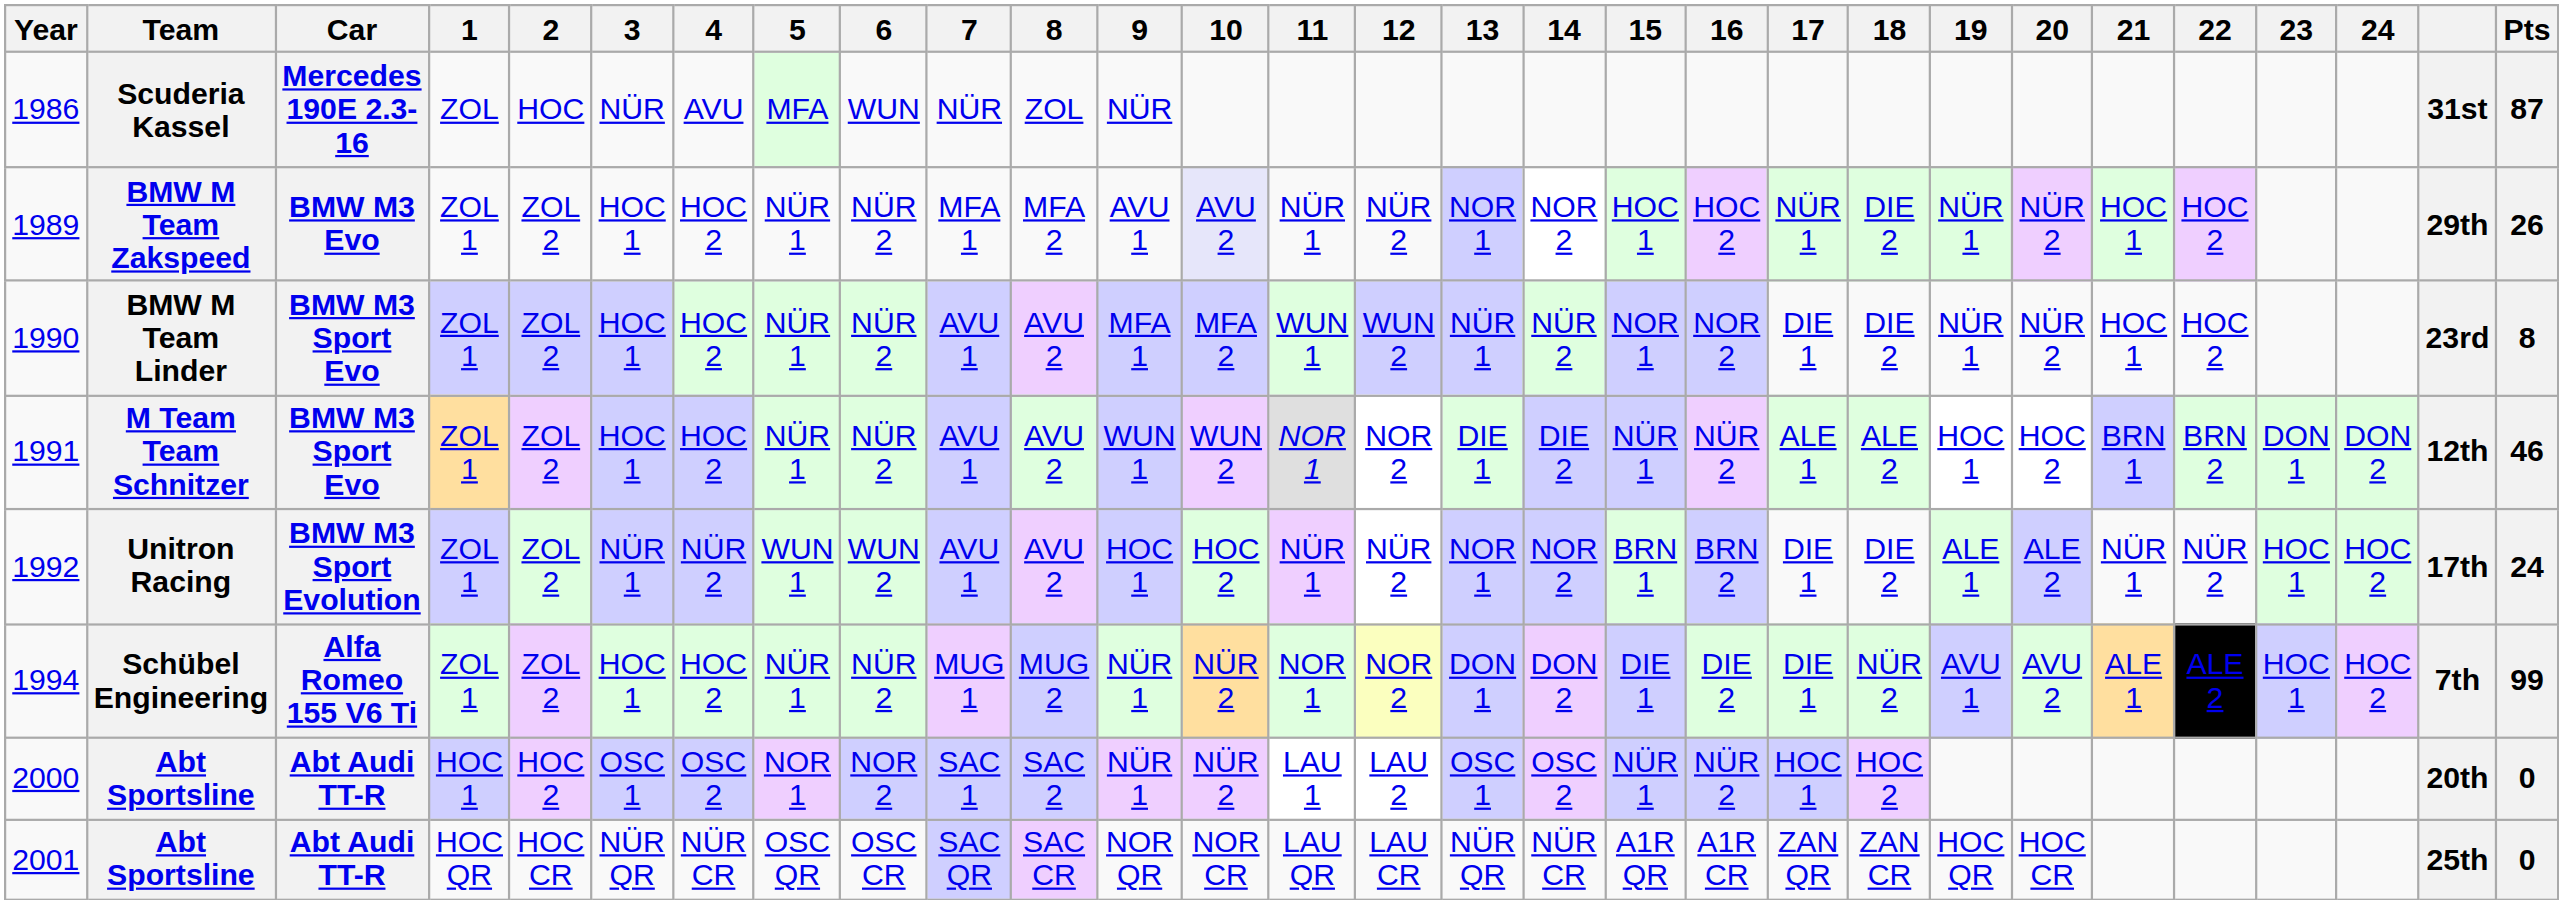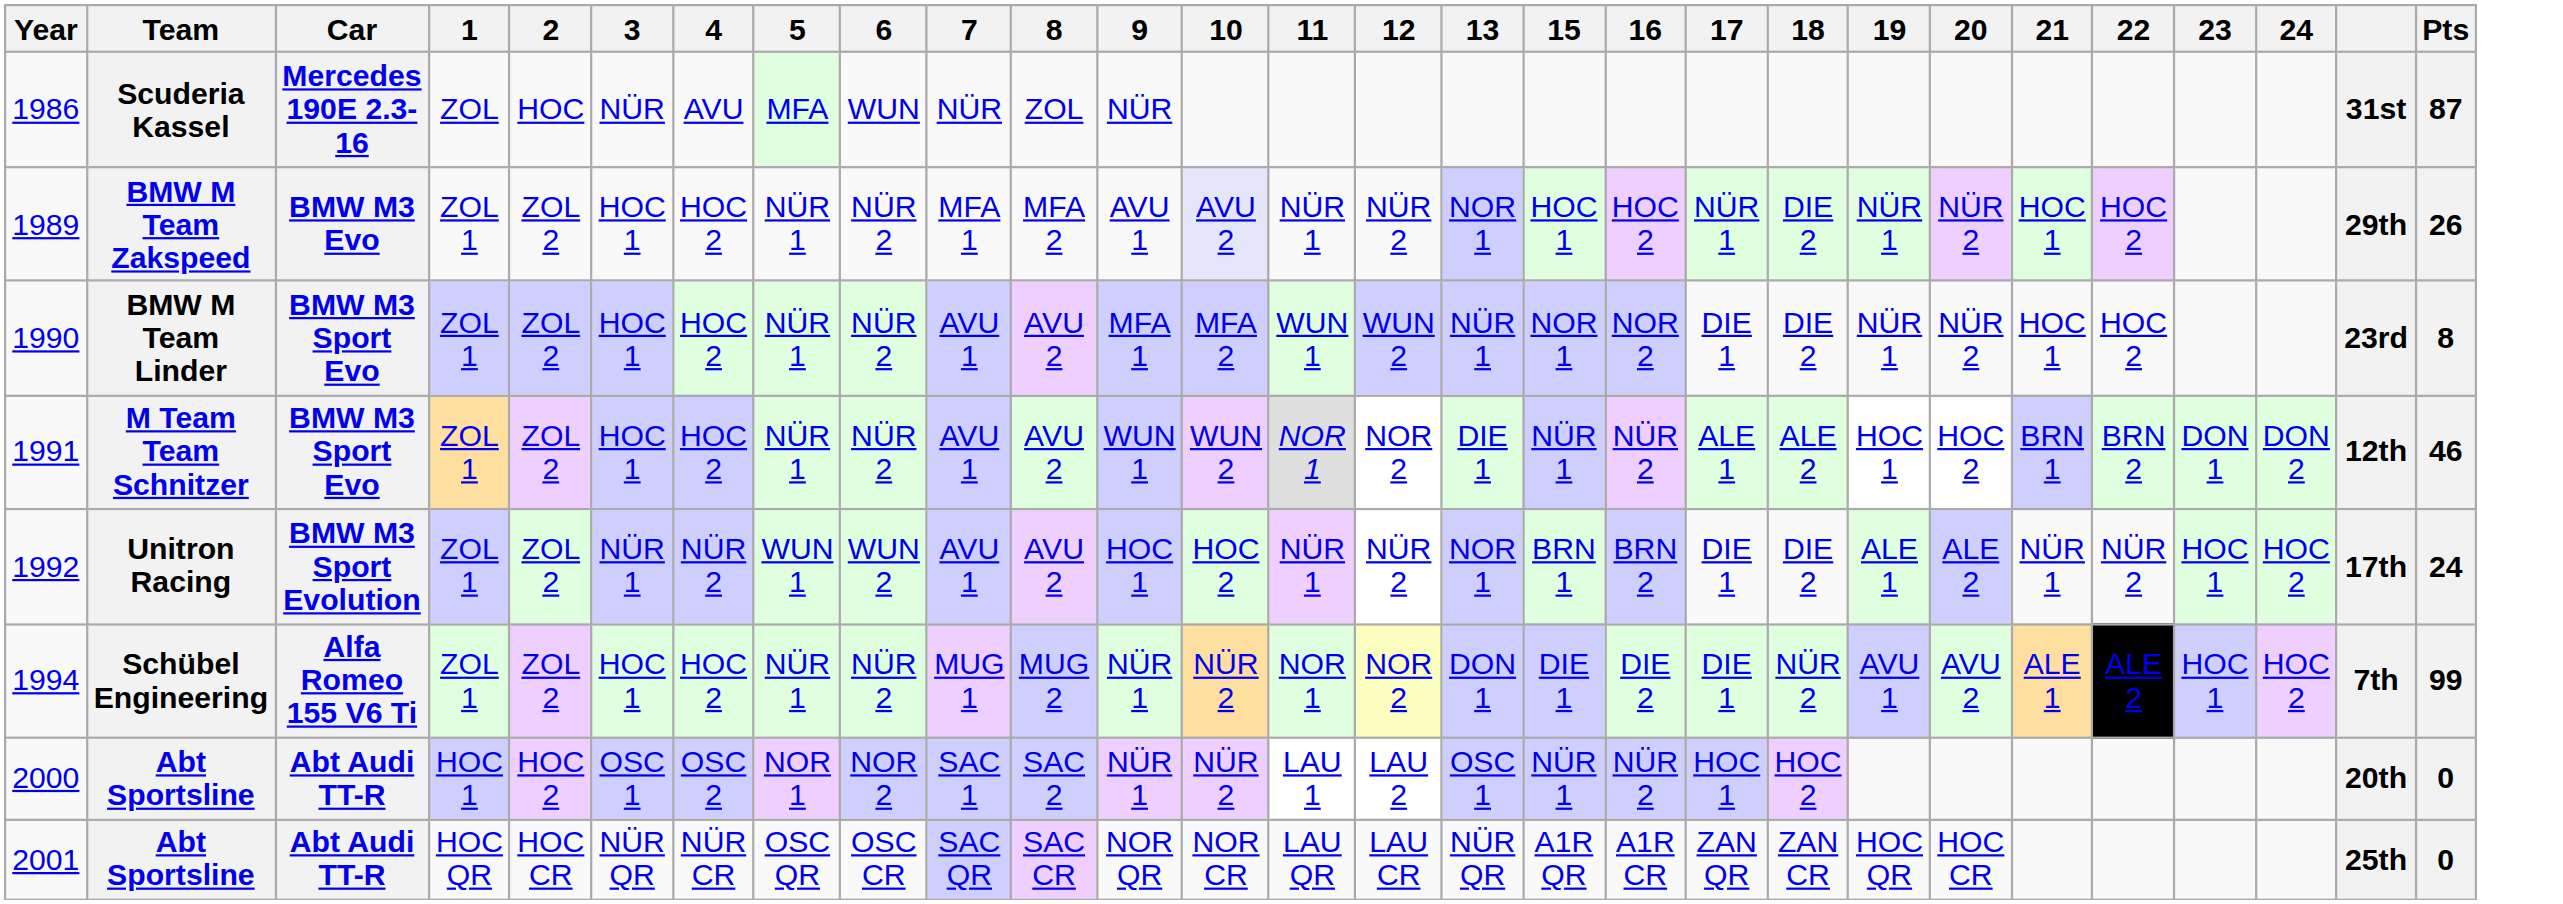- column: (1564, 28)
